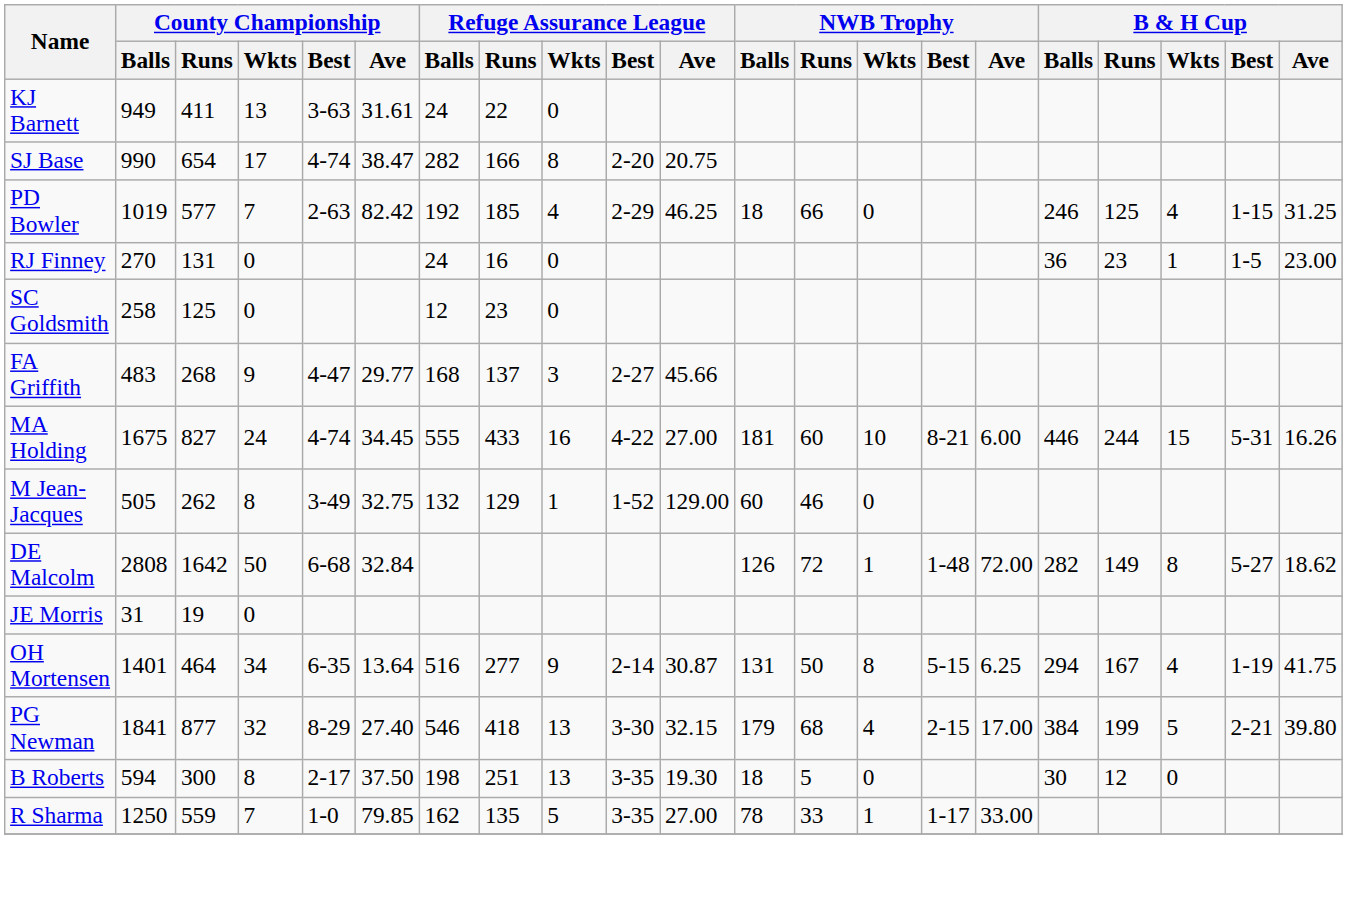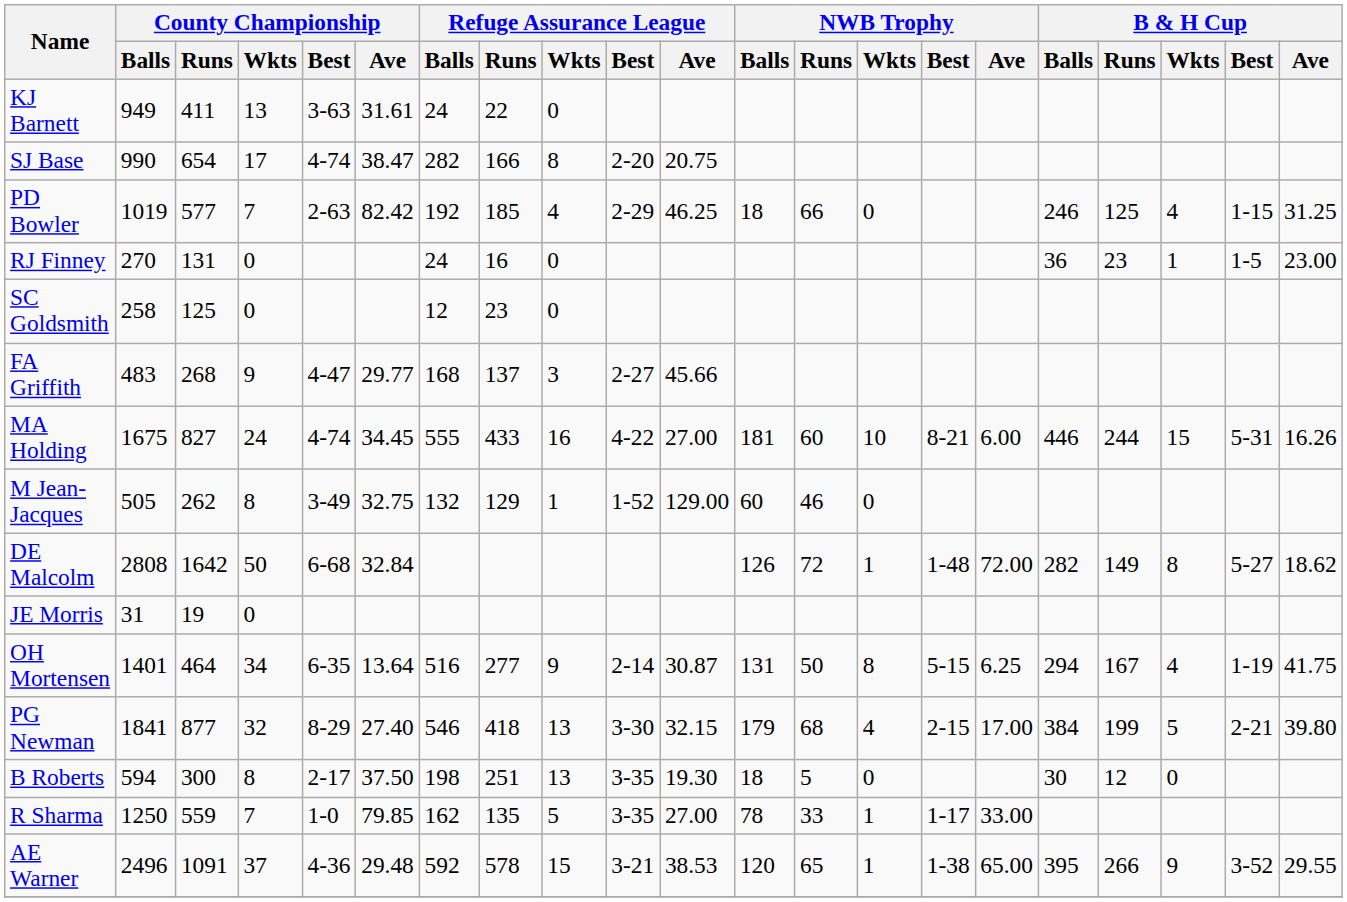+ row: (44, 865)
